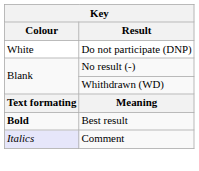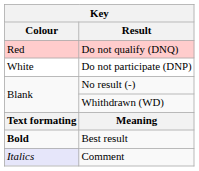+ row: (130, 48)
